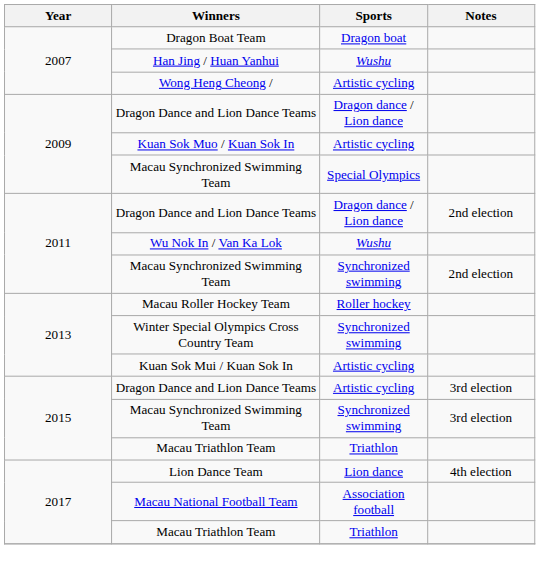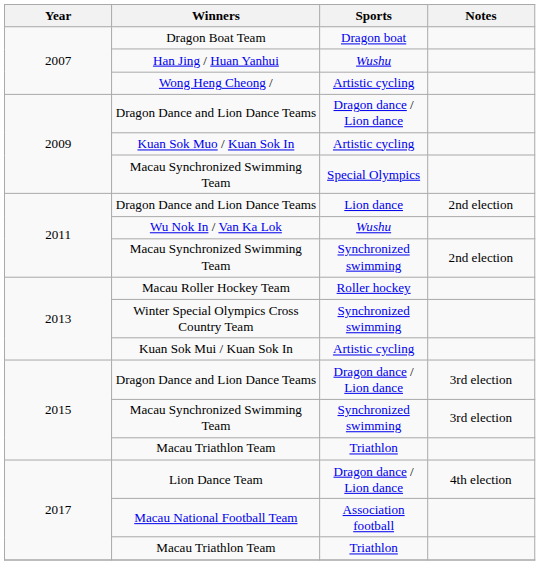(374, 212) Dragon dance / Lion dance -> (374, 204) Lion dance
(374, 387) Artistic cycling -> (374, 379) Dragon dance / Lion dance
(374, 471) Lion dance -> (374, 479) Dragon dance / Lion dance
